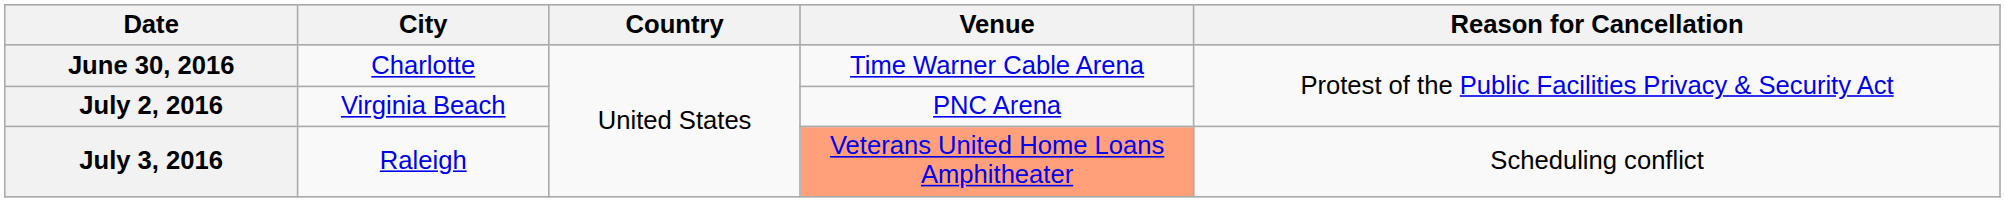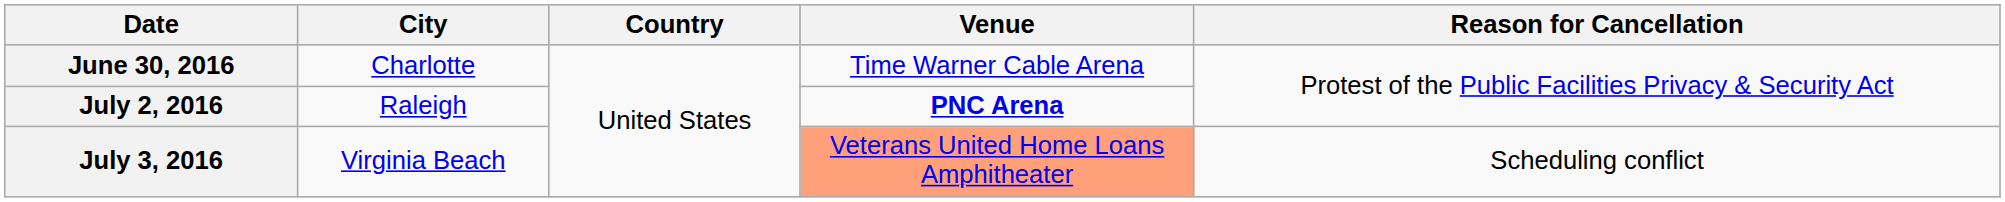(423, 106) Virginia Beach -> (423, 106) Raleigh
(997, 106) normal -> (997, 106) bold
(423, 161) Raleigh -> (423, 161) Virginia Beach
